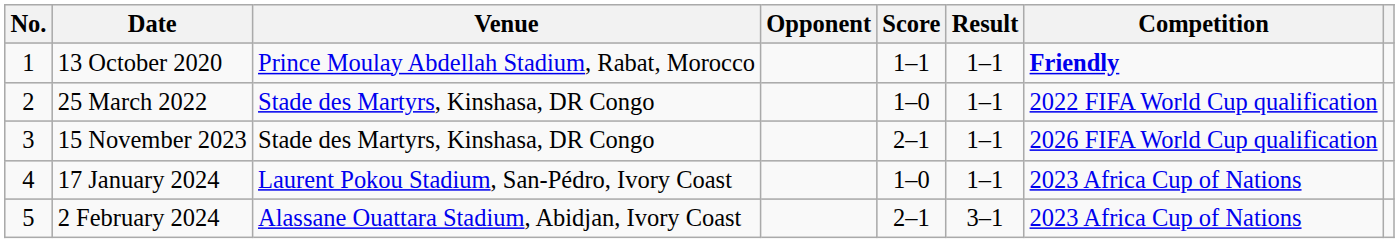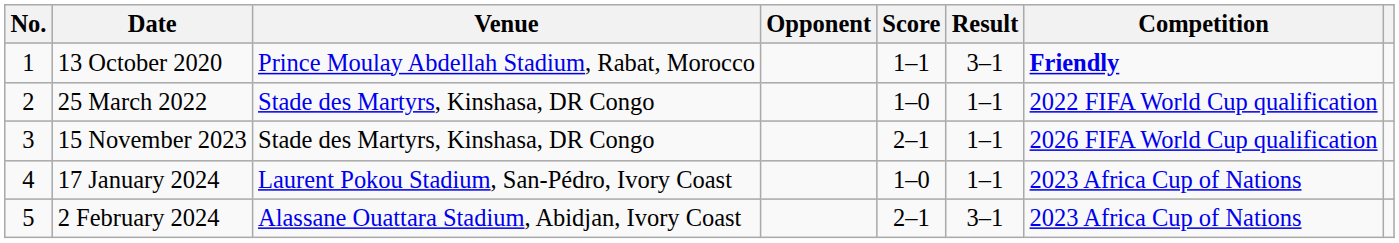(985, 62) 1–1 -> (985, 62) 3–1
